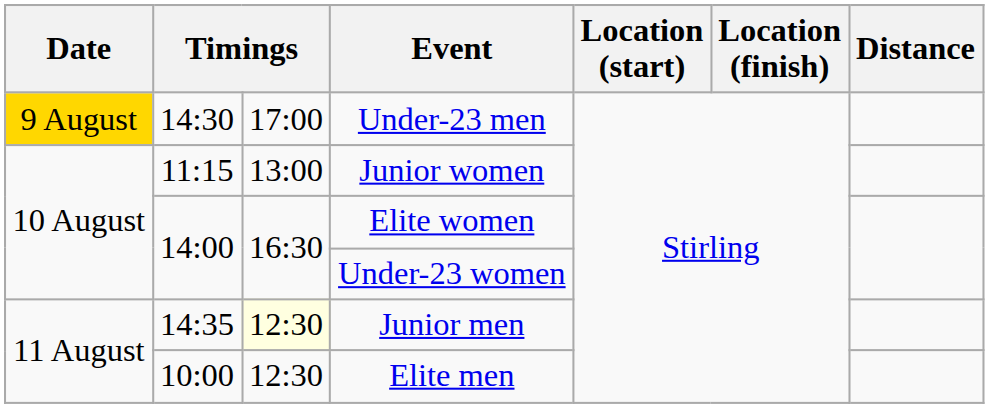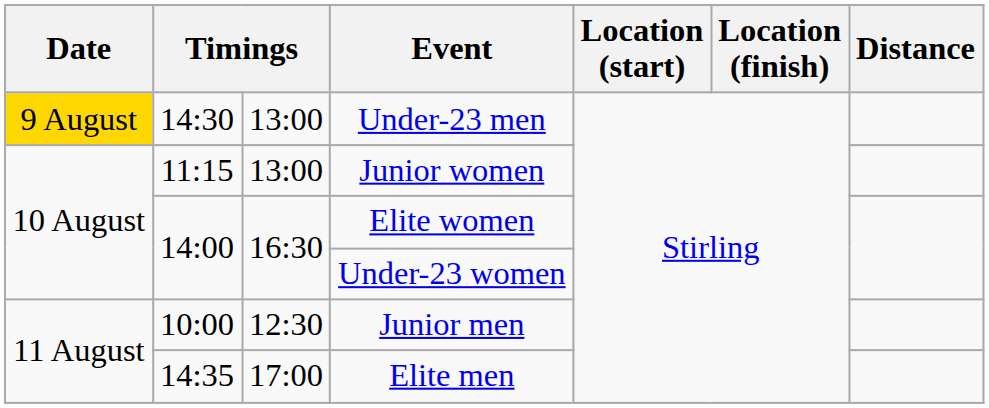(286, 118) 17:00 -> (286, 118) 13:00
(197, 324) 14:35 -> (197, 324) 10:00
(286, 324) lightyellow background -> (286, 324) no background
(197, 375) 10:00 -> (197, 375) 14:35
(286, 375) 12:30 -> (286, 375) 17:00
